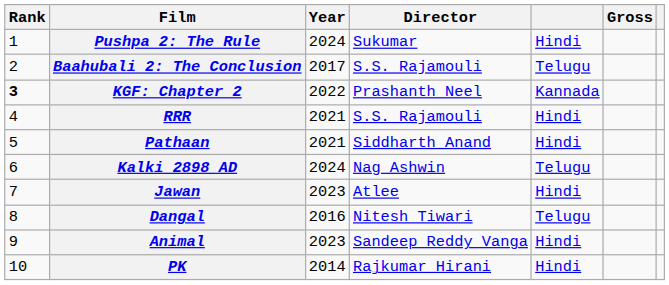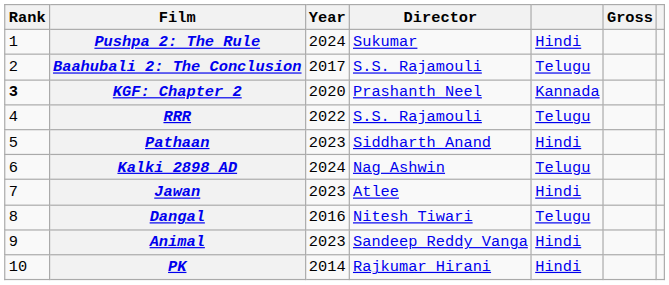(327, 92) 2022 -> (327, 92) 2020
(327, 117) 2021 -> (327, 117) 2022
(558, 117) Hindi -> (563, 117) Telugu
(327, 142) 2021 -> (327, 142) 2023
